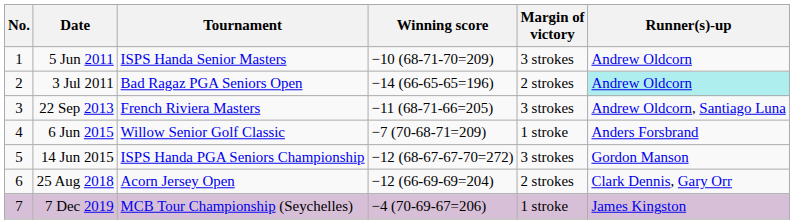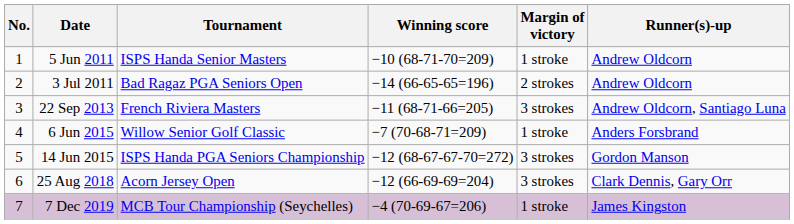(547, 59) 3 strokes -> (544, 59) 1 stroke
(642, 83) paleturquoise background -> (642, 83) no background
(547, 181) 2 strokes -> (547, 181) 3 strokes
